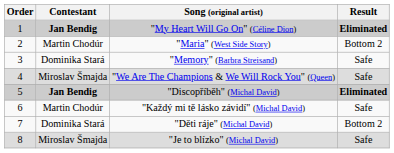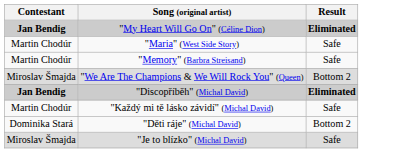- column: (20, 12)
(363, 44) Bottom 2 -> (332, 44) Safe
(73, 60) Dominika Stará -> (41, 60) Martin Chodúr
(363, 76) Safe -> (332, 76) Bottom 2
